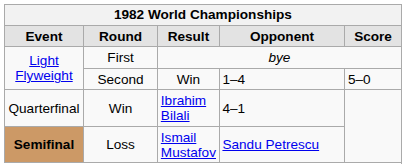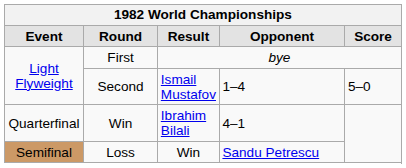(188, 79) Win -> (188, 87) Ismail Mustafov
(44, 144) bold -> (44, 152) normal
(188, 144) Ismail Mustafov -> (188, 152) Win
